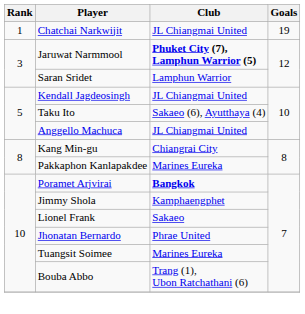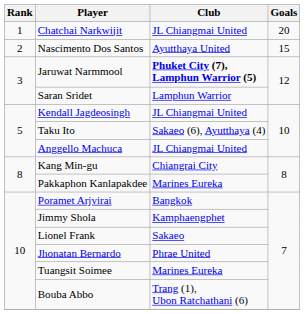(284, 30) 19 -> (284, 30) 20
+ row: (90, 48)
(173, 183) bold -> (172, 200) normal
